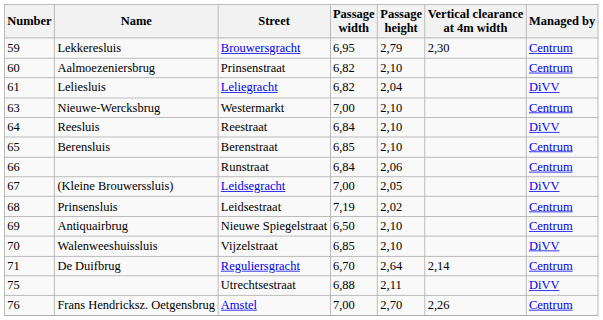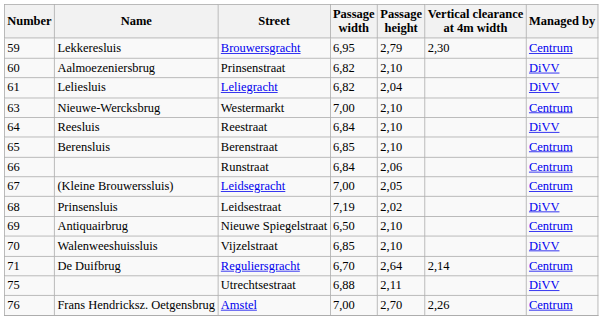(551, 68) Centrum -> (544, 68) DiVV
(544, 186) DiVV -> (551, 186) Centrum
(551, 206) Centrum -> (544, 206) DiVV
